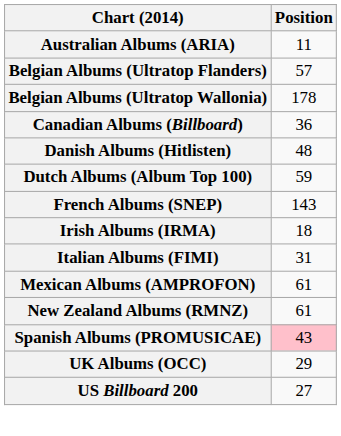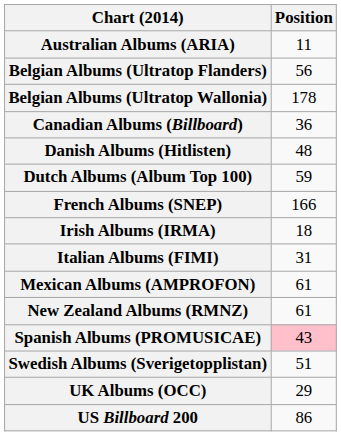(304, 71) 57 -> (304, 71) 56
(304, 204) 143 -> (304, 204) 166
+ row: (138, 364)
(304, 390) 27 -> (304, 417) 86
